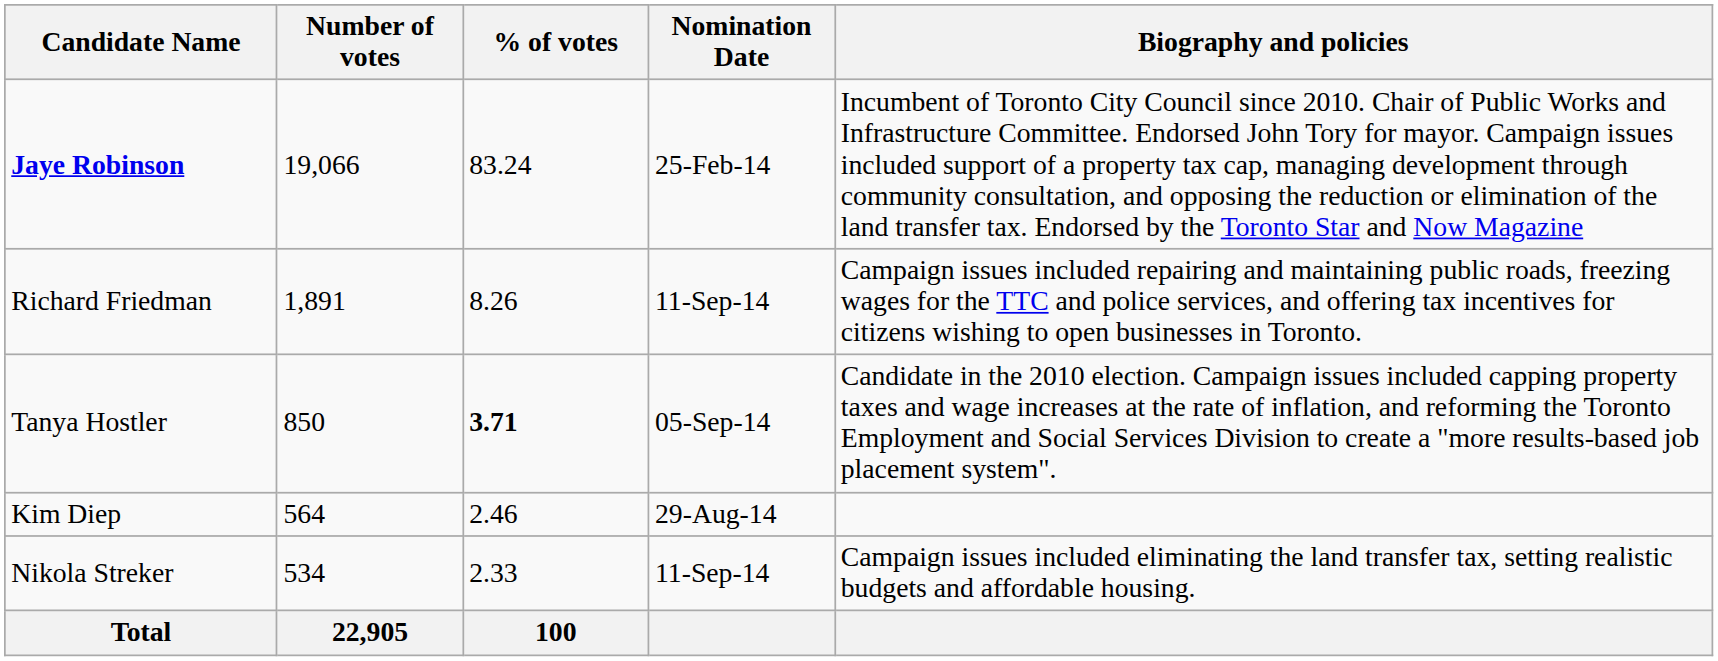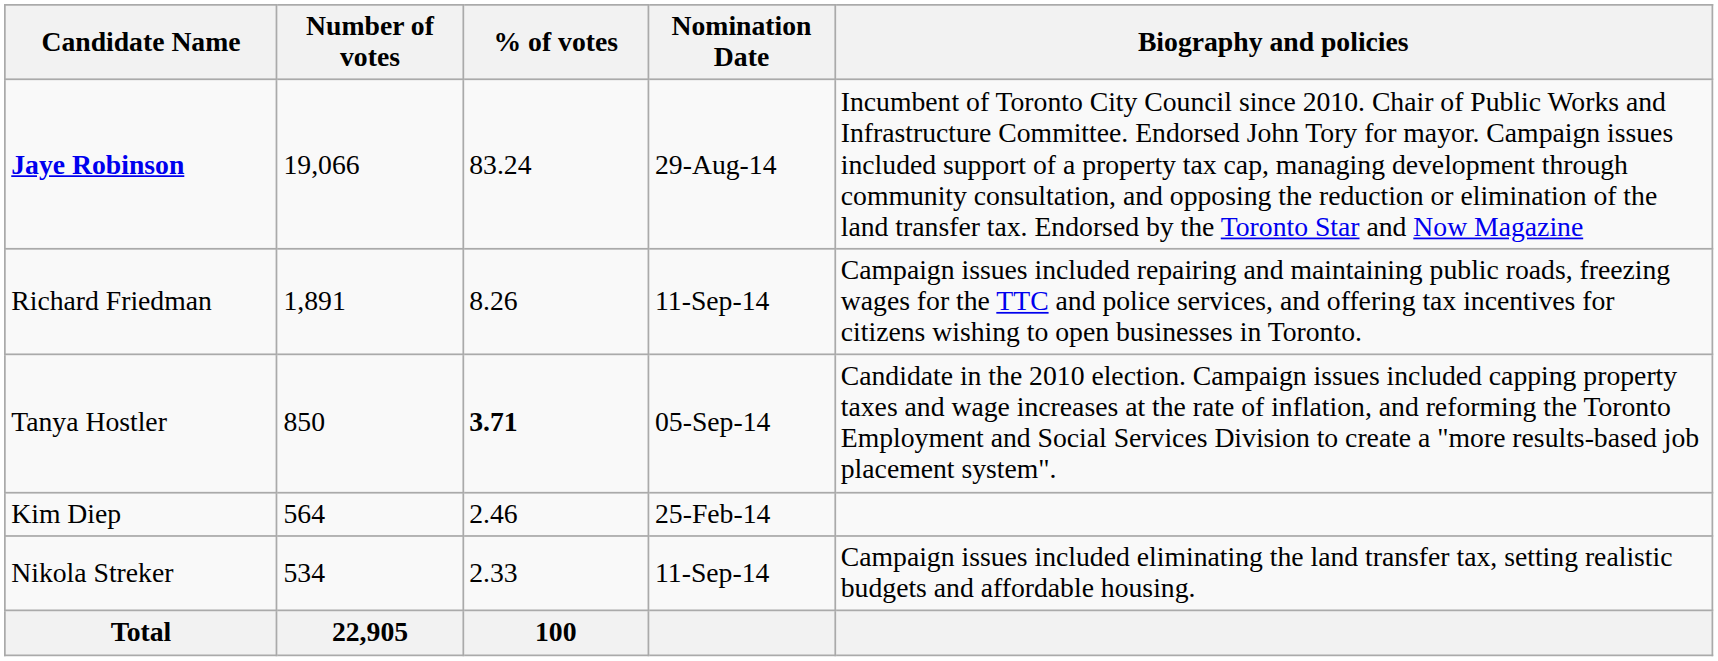(713, 163) 25-Feb-14 -> (716, 163) 29-Aug-14
(716, 513) 29-Aug-14 -> (713, 513) 25-Feb-14
